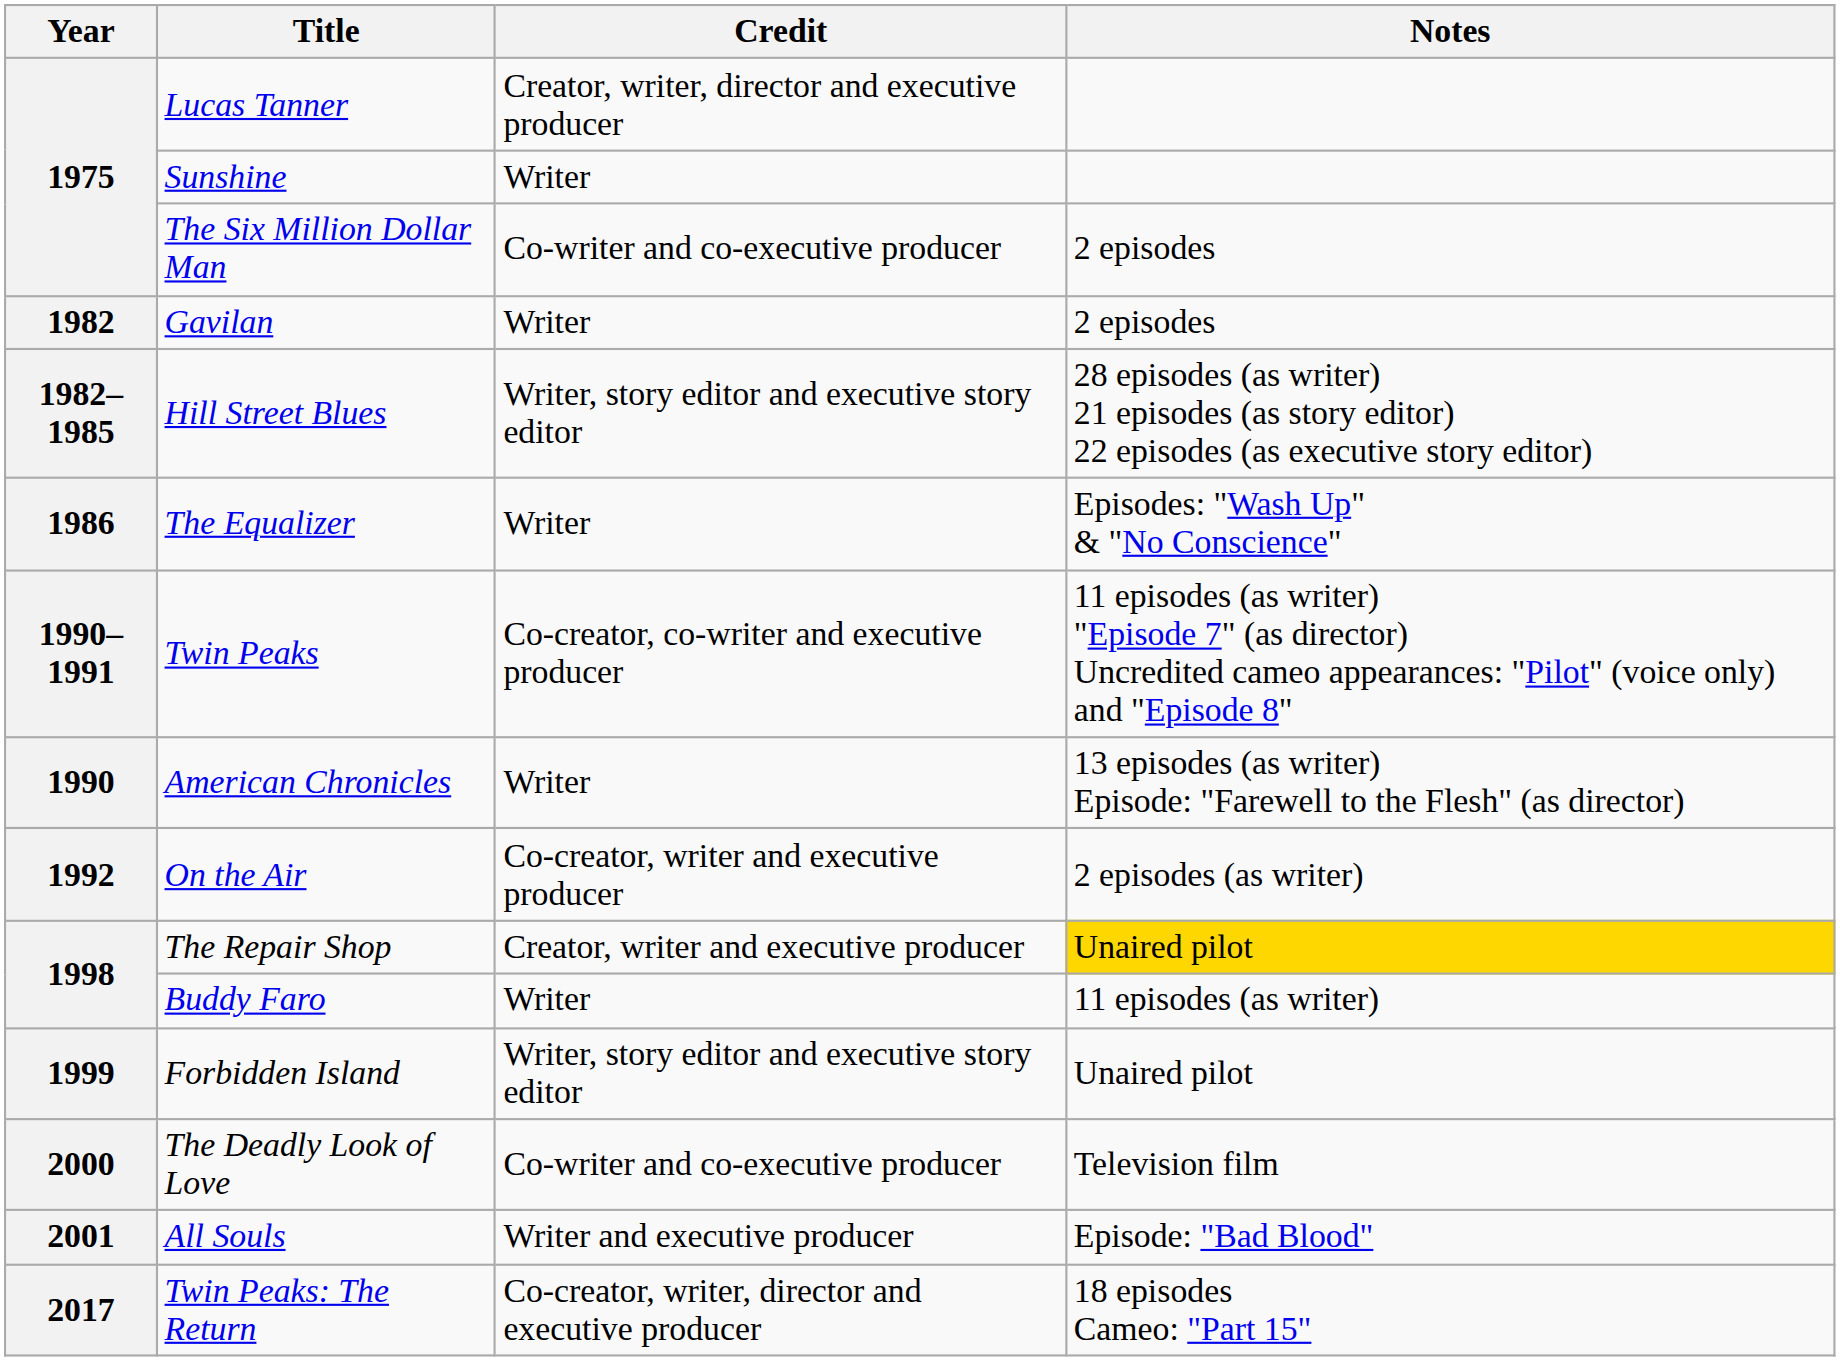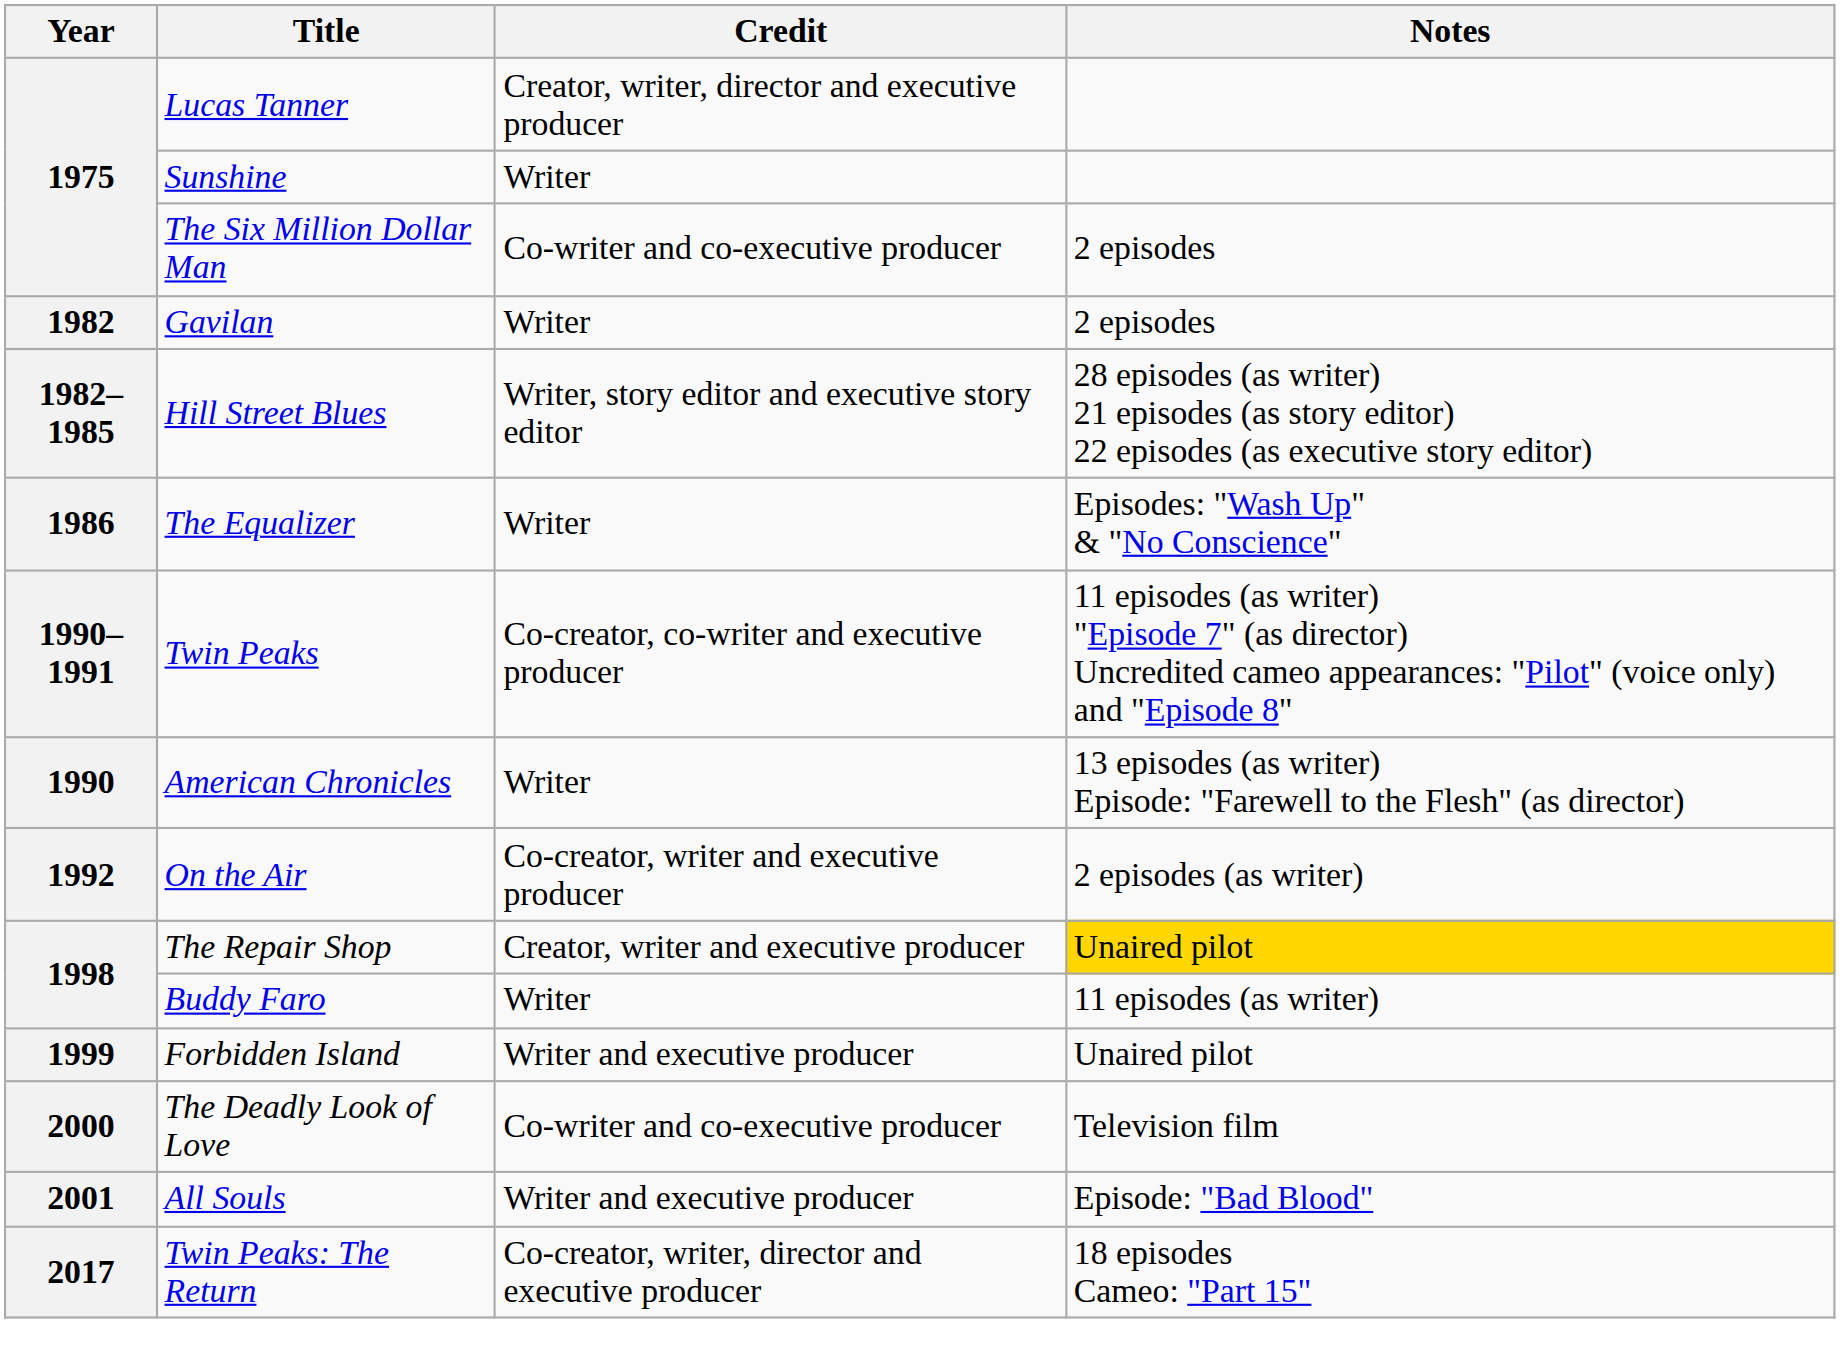(767, 1072) Writer, story editor and executive story editor -> (708, 1053) Writer and executive producer
